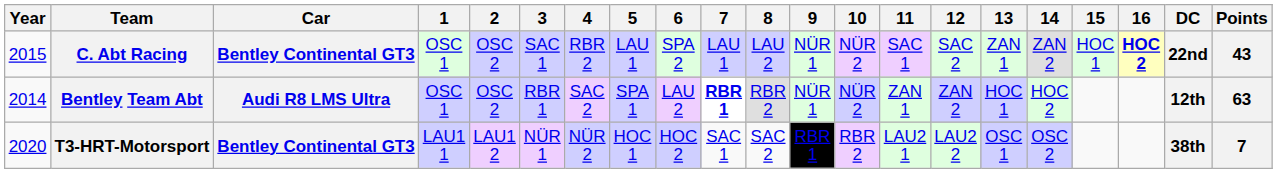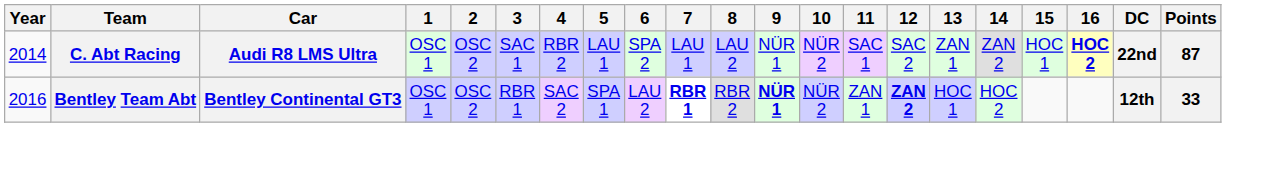(28, 54) 2015 -> (28, 54) 2014
(316, 54) Bentley Continental GT3 -> (303, 54) Audi R8 LMS Ultra
(1242, 54) 43 -> (1191, 54) 87
(28, 99) 2014 -> (28, 99) 2016
(316, 99) Audi R8 LMS Ultra -> (303, 99) Bentley Continental GT3
(812, 99) normal -> (777, 99) bold
(956, 99) normal -> (908, 99) bold
(1242, 99) 63 -> (1191, 99) 33
- row: (132, 145)
